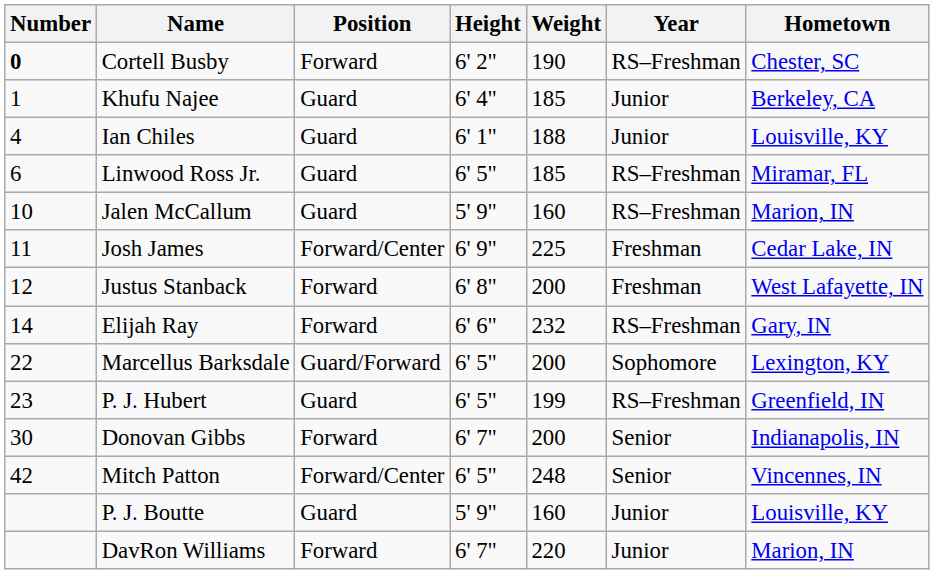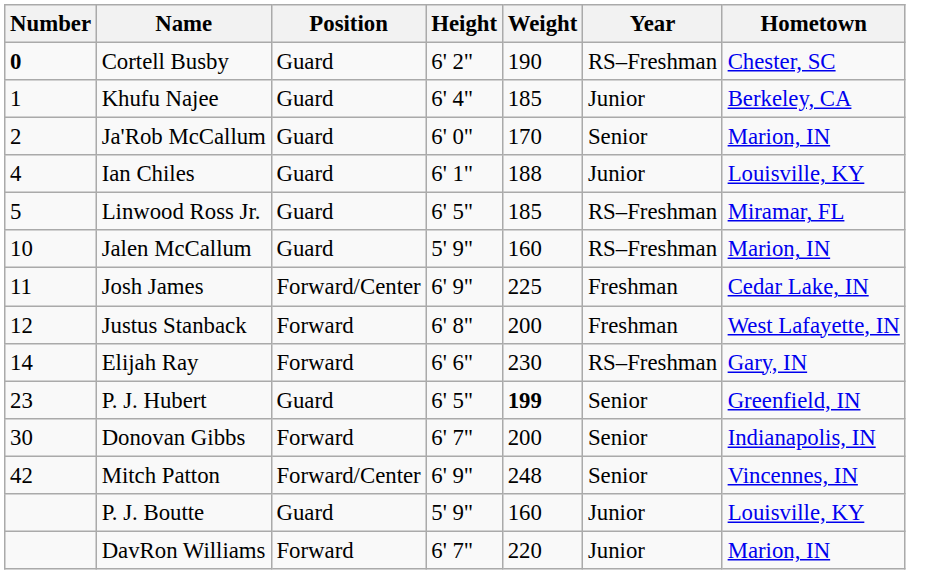(339, 61) Forward -> (305, 61) Guard
+ row: (184, 136)
(16, 173) 6 -> (16, 211) 5
(548, 324) 232 -> (525, 361) 230
- row: (196, 361)
(548, 399) normal -> (525, 399) bold
(676, 399) RS–Freshman -> (618, 399) Senior
(476, 474) 6' 5" -> (452, 474) 6' 9"
